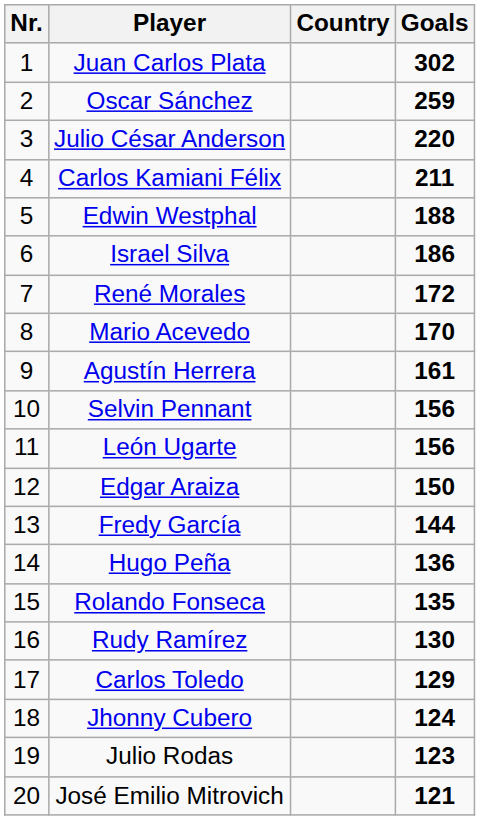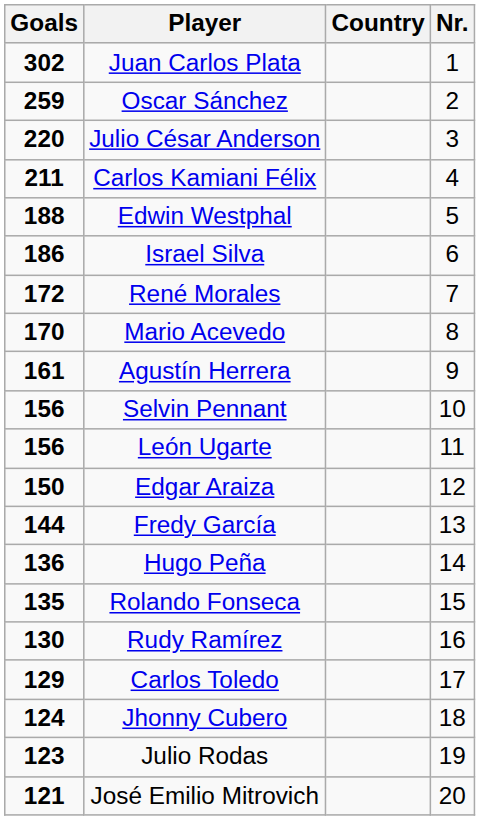columns swapped: (27, 23) <-> (435, 23)
